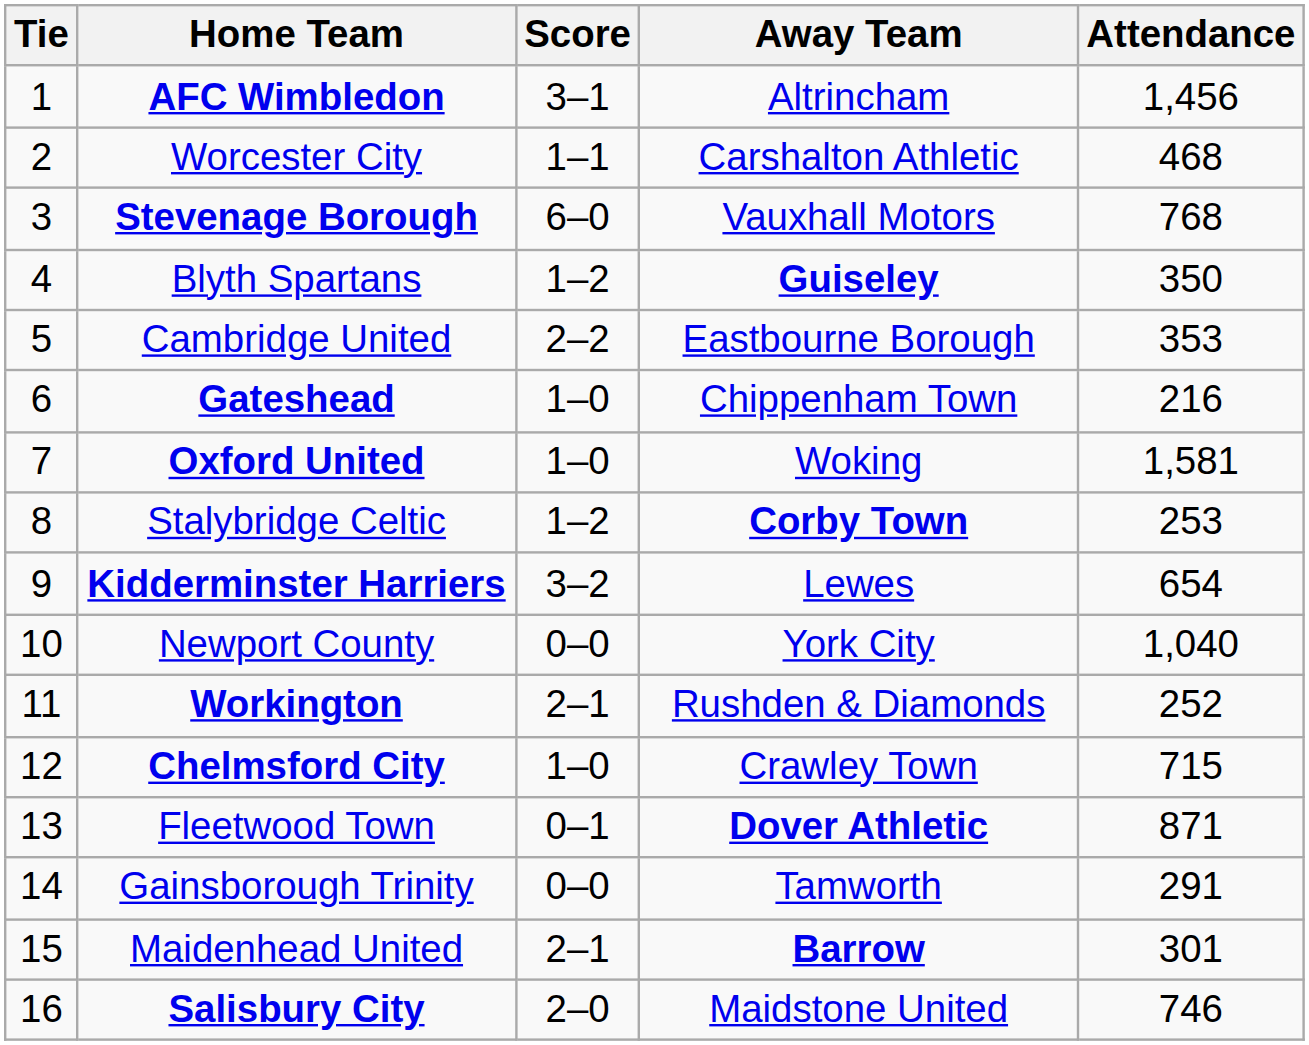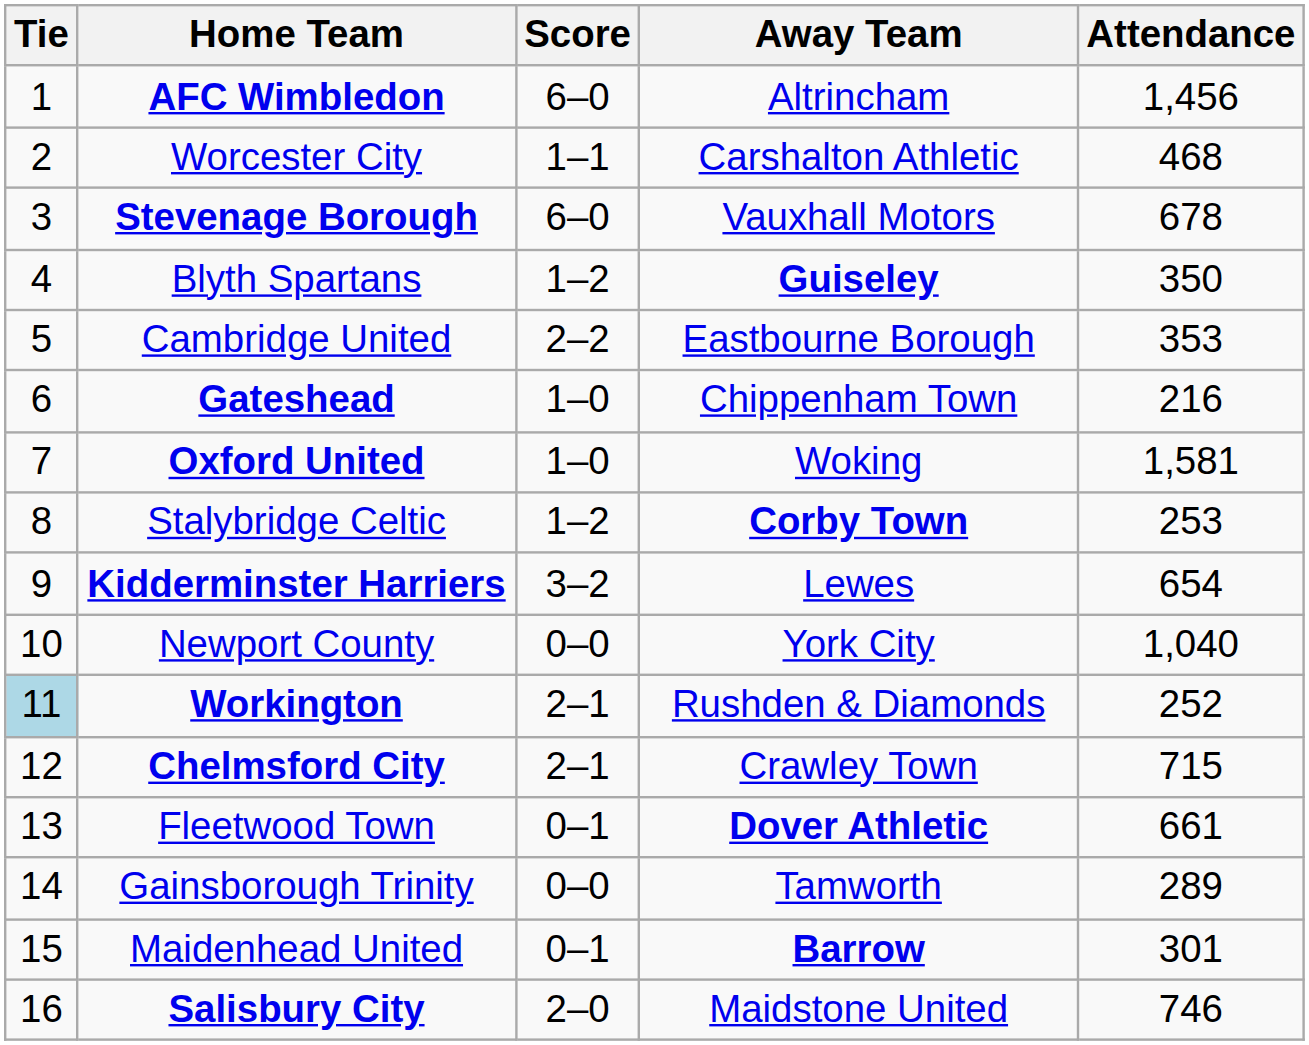(578, 95) 3–1 -> (578, 95) 6–0
(1191, 217) 768 -> (1191, 217) 678
(41, 704) no background -> (41, 704) lightblue background
(578, 765) 1–0 -> (578, 765) 2–1
(1191, 826) 871 -> (1191, 826) 661
(1191, 887) 291 -> (1191, 887) 289
(578, 948) 2–1 -> (578, 948) 0–1
